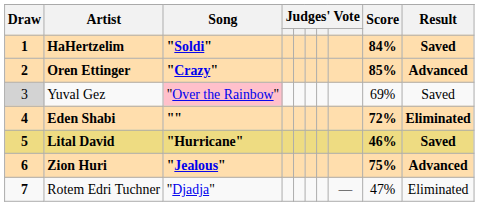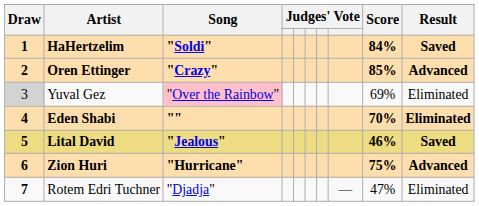(438, 95) Saved -> (438, 95) Eliminated
(383, 118) 72% -> (383, 118) 70%
(205, 142) "Hurricane" -> (196, 142) "Jealous"
(196, 166) "Jealous" -> (205, 166) "Hurricane"
